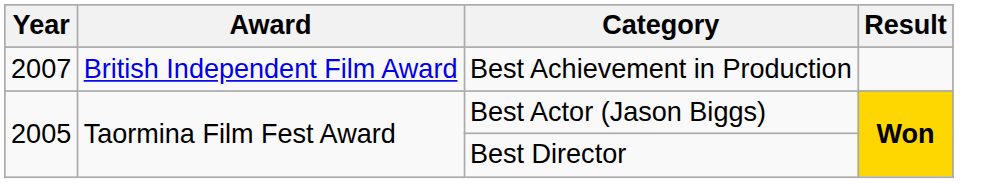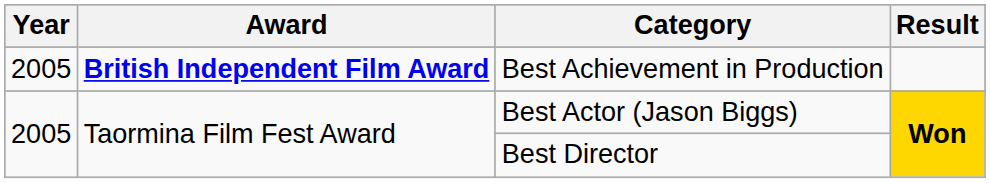(41, 68) 2007 -> (41, 68) 2005
(271, 68) normal -> (287, 68) bold
